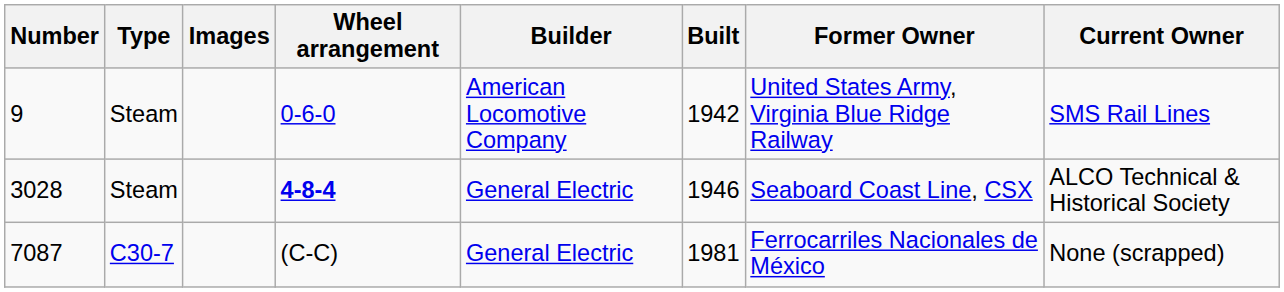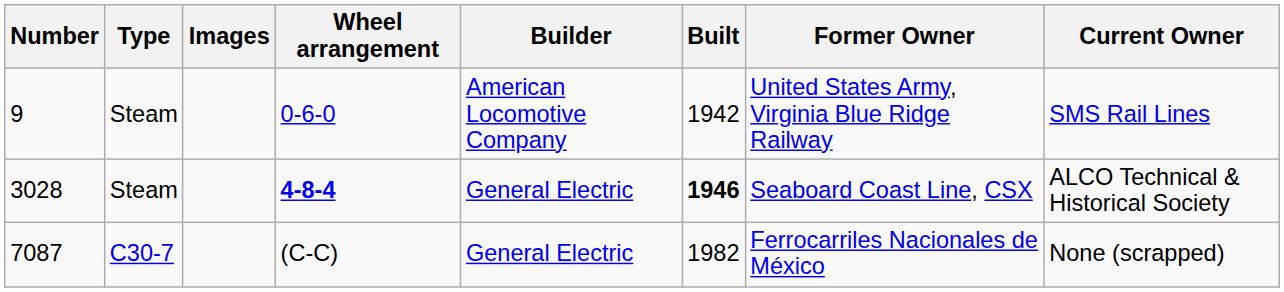(713, 190) normal -> (713, 190) bold
(713, 254) 1981 -> (713, 254) 1982
